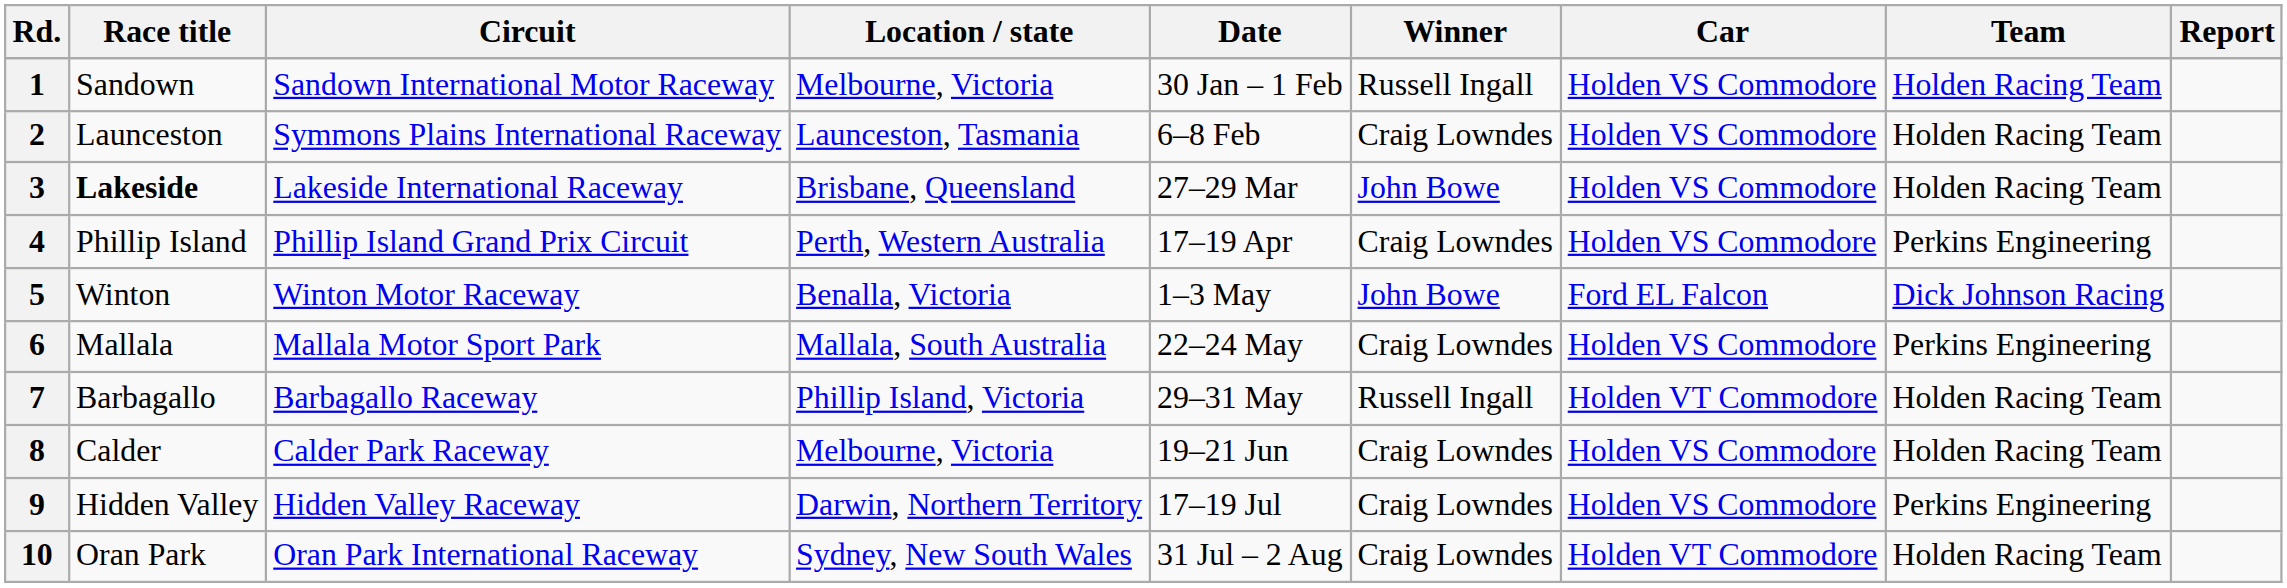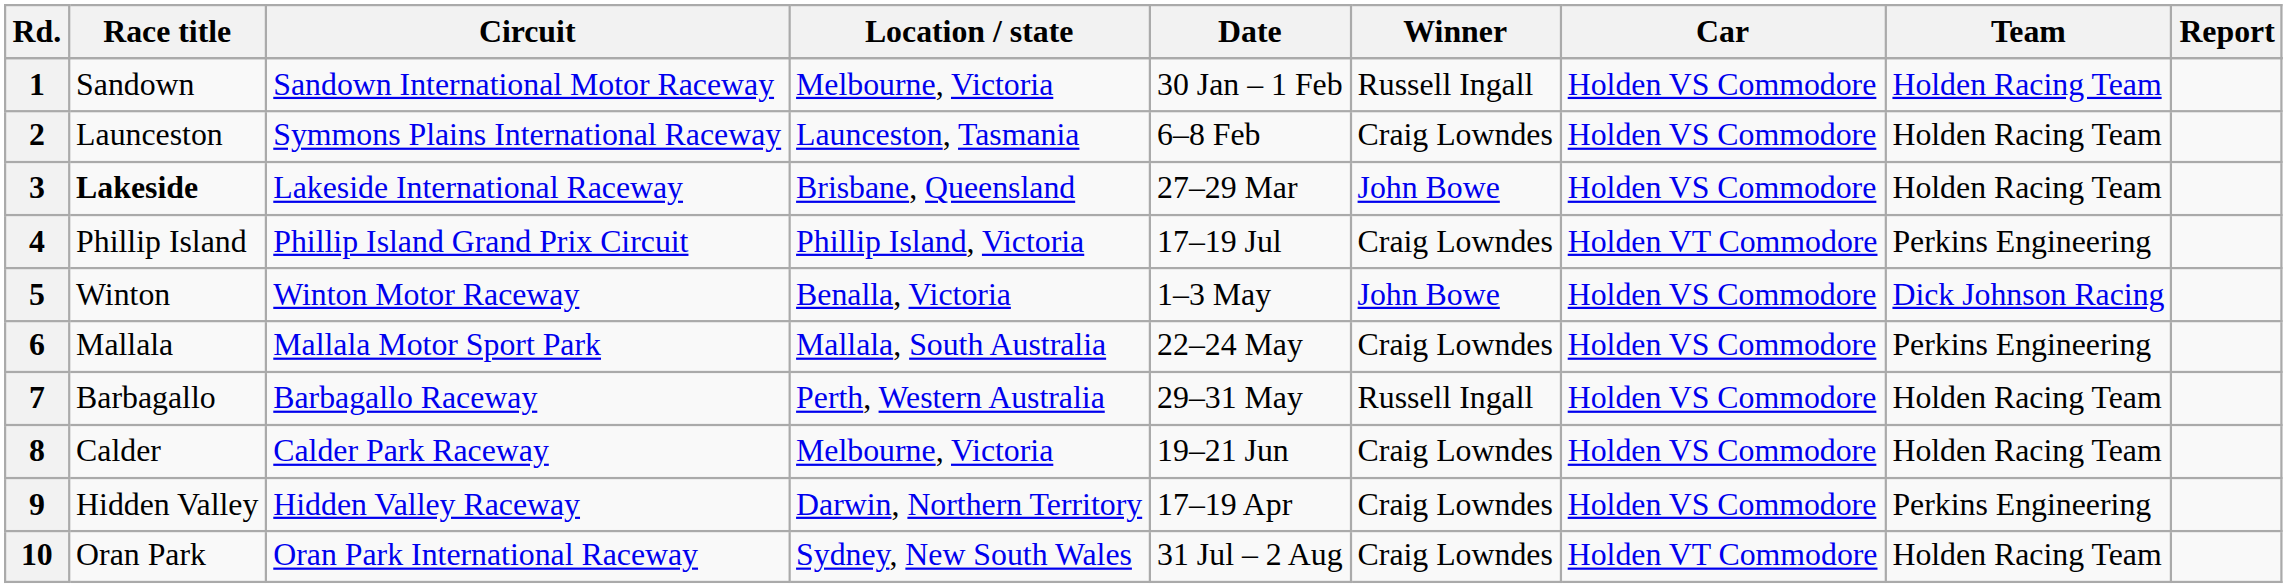(950, 241) Perth, Western Australia -> (940, 241) Phillip Island, Victoria
(1225, 241) 17–19 Apr -> (1219, 241) 17–19 Jul
(1722, 241) Holden VS Commodore -> (1723, 241) Holden VT Commodore
(1668, 293) Ford EL Falcon -> (1722, 293) Holden VS Commodore
(940, 398) Phillip Island, Victoria -> (950, 398) Perth, Western Australia
(1723, 398) Holden VT Commodore -> (1722, 398) Holden VS Commodore
(1219, 503) 17–19 Jul -> (1225, 503) 17–19 Apr
